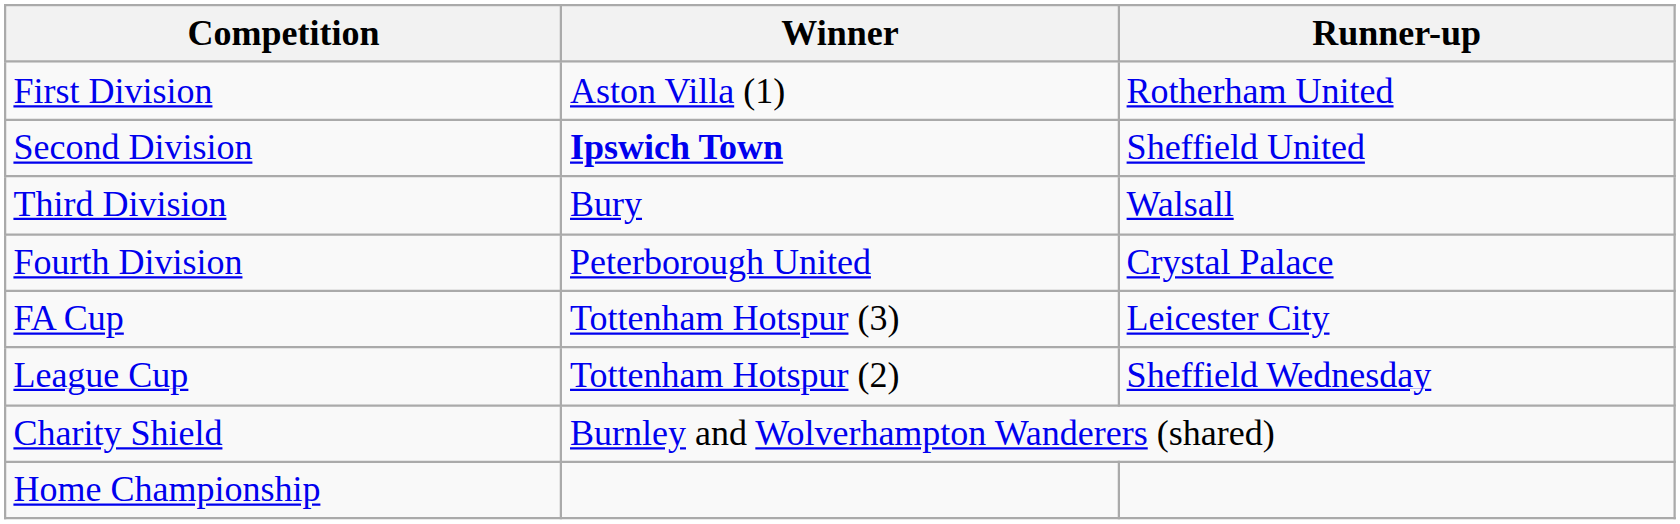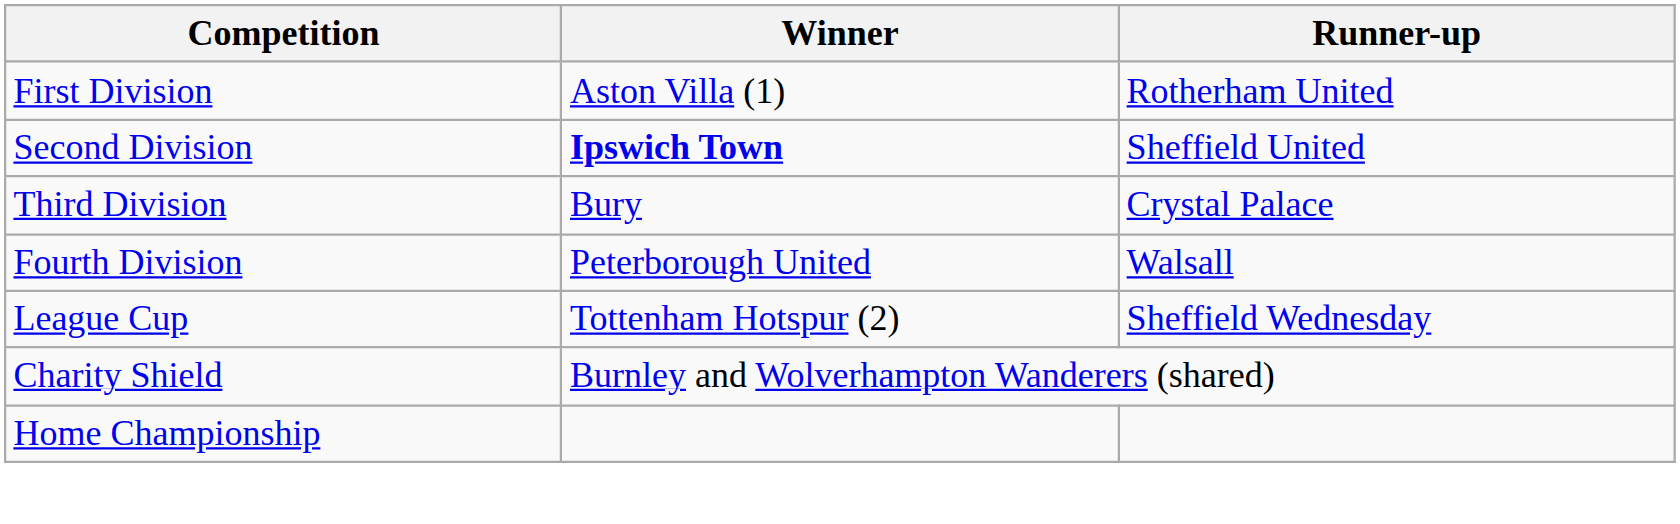(1180, 204) Walsall -> (1230, 204) Crystal Palace
(1230, 261) Crystal Palace -> (1180, 261) Walsall
- row: (69, 318)
